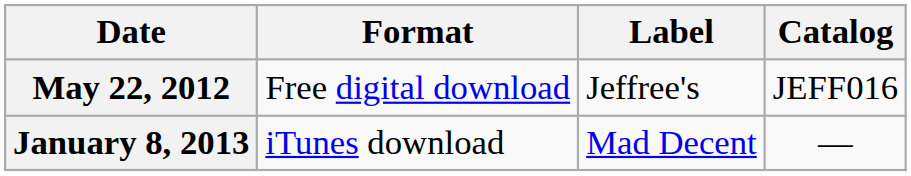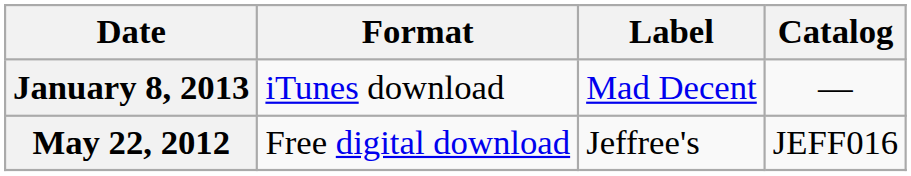rows swapped: (131, 87) <-> (131, 142)
